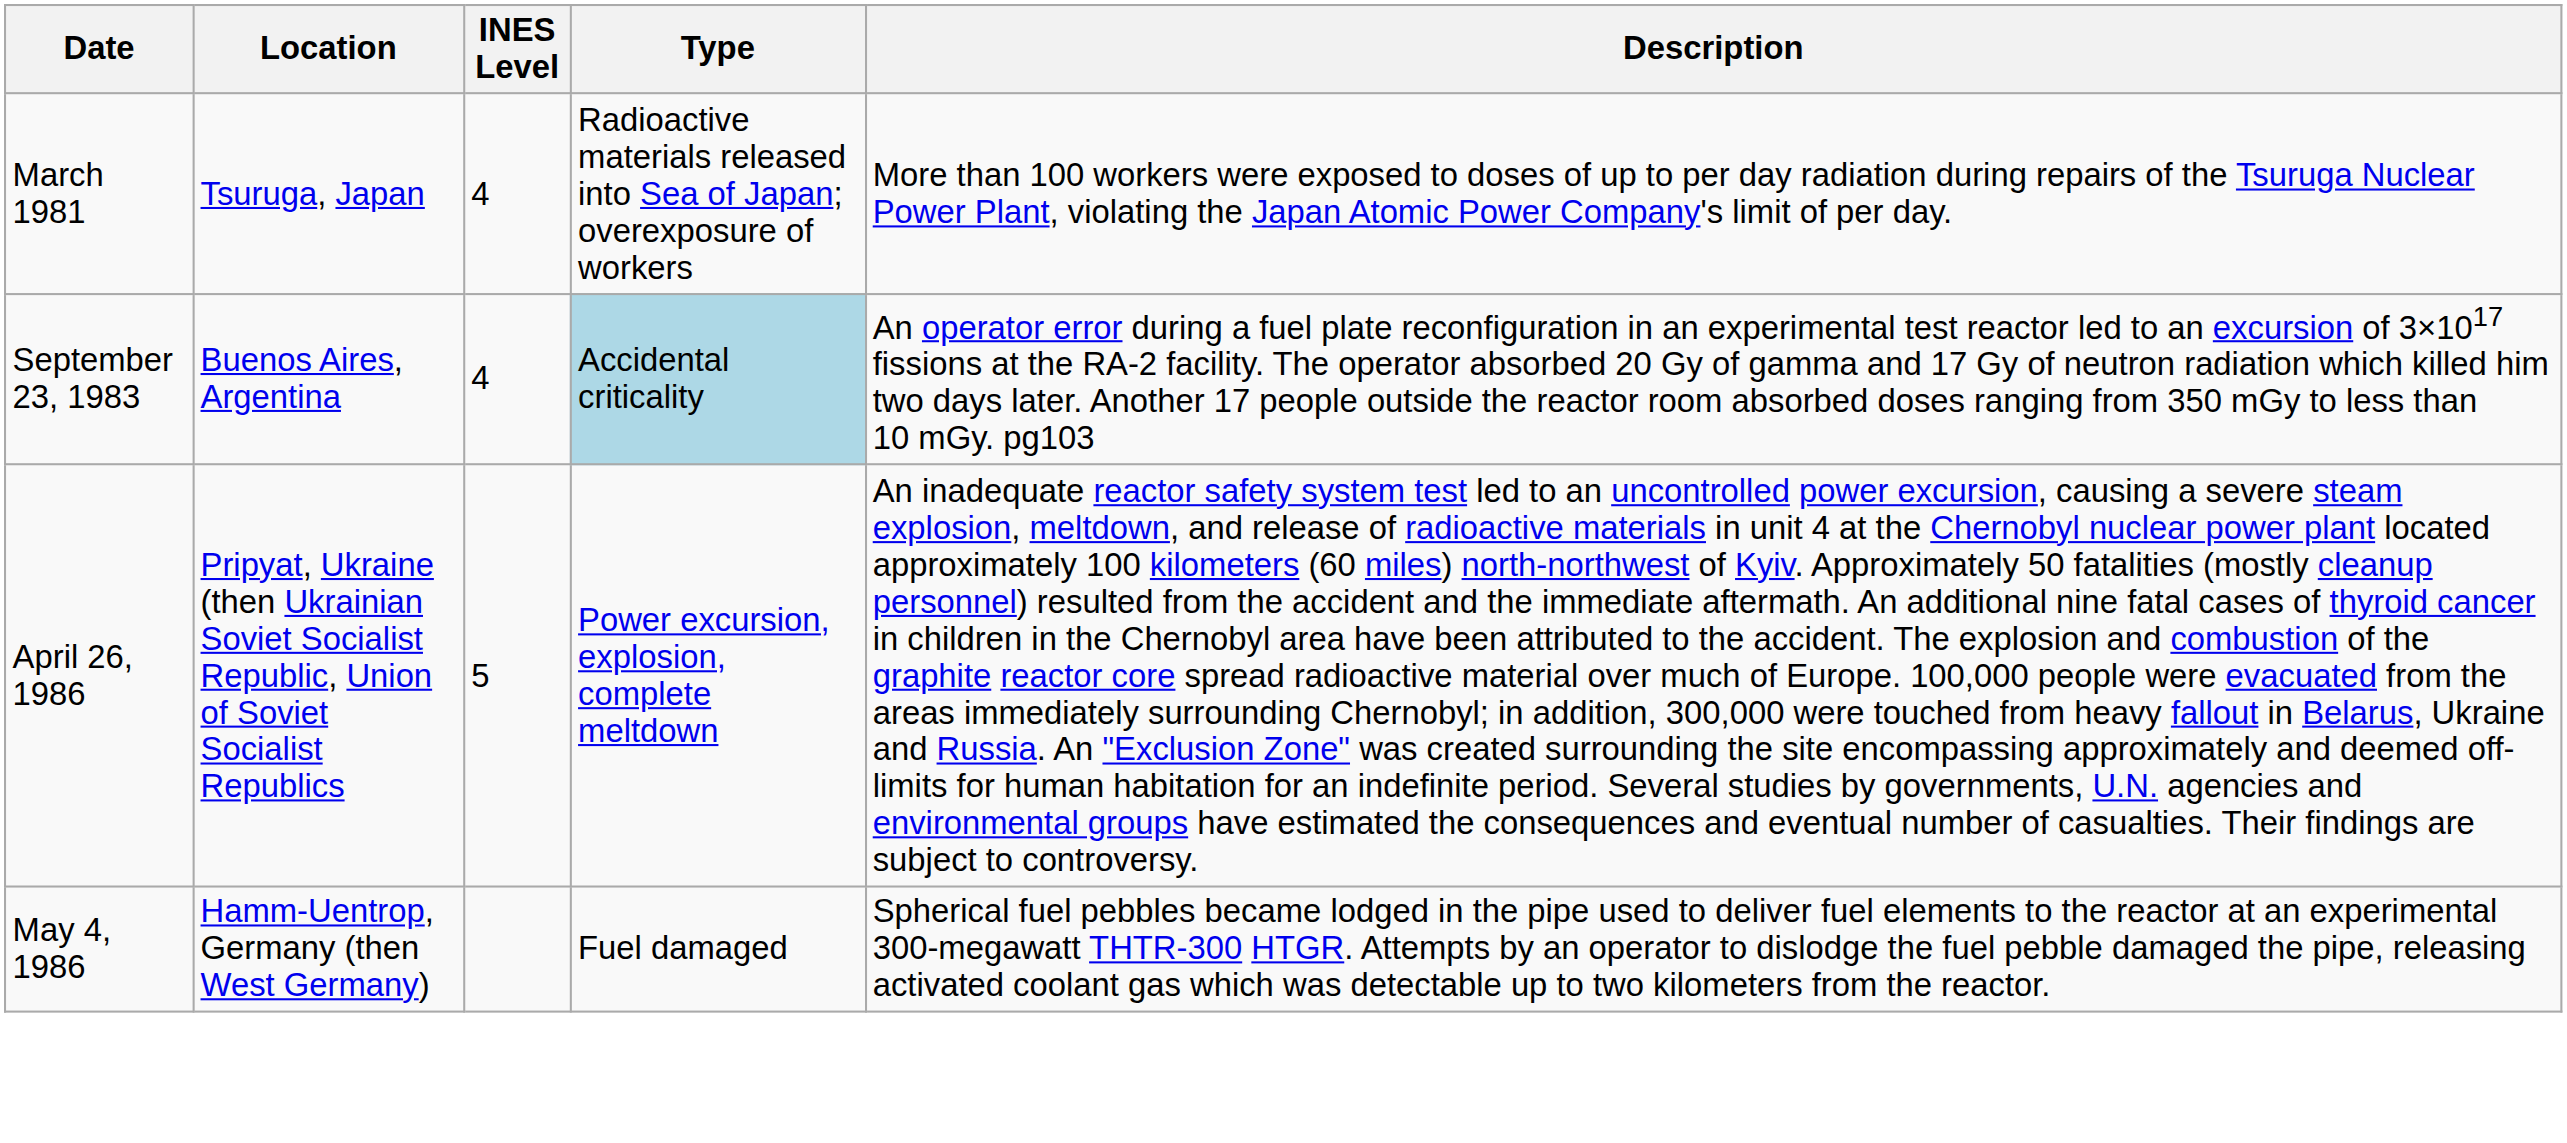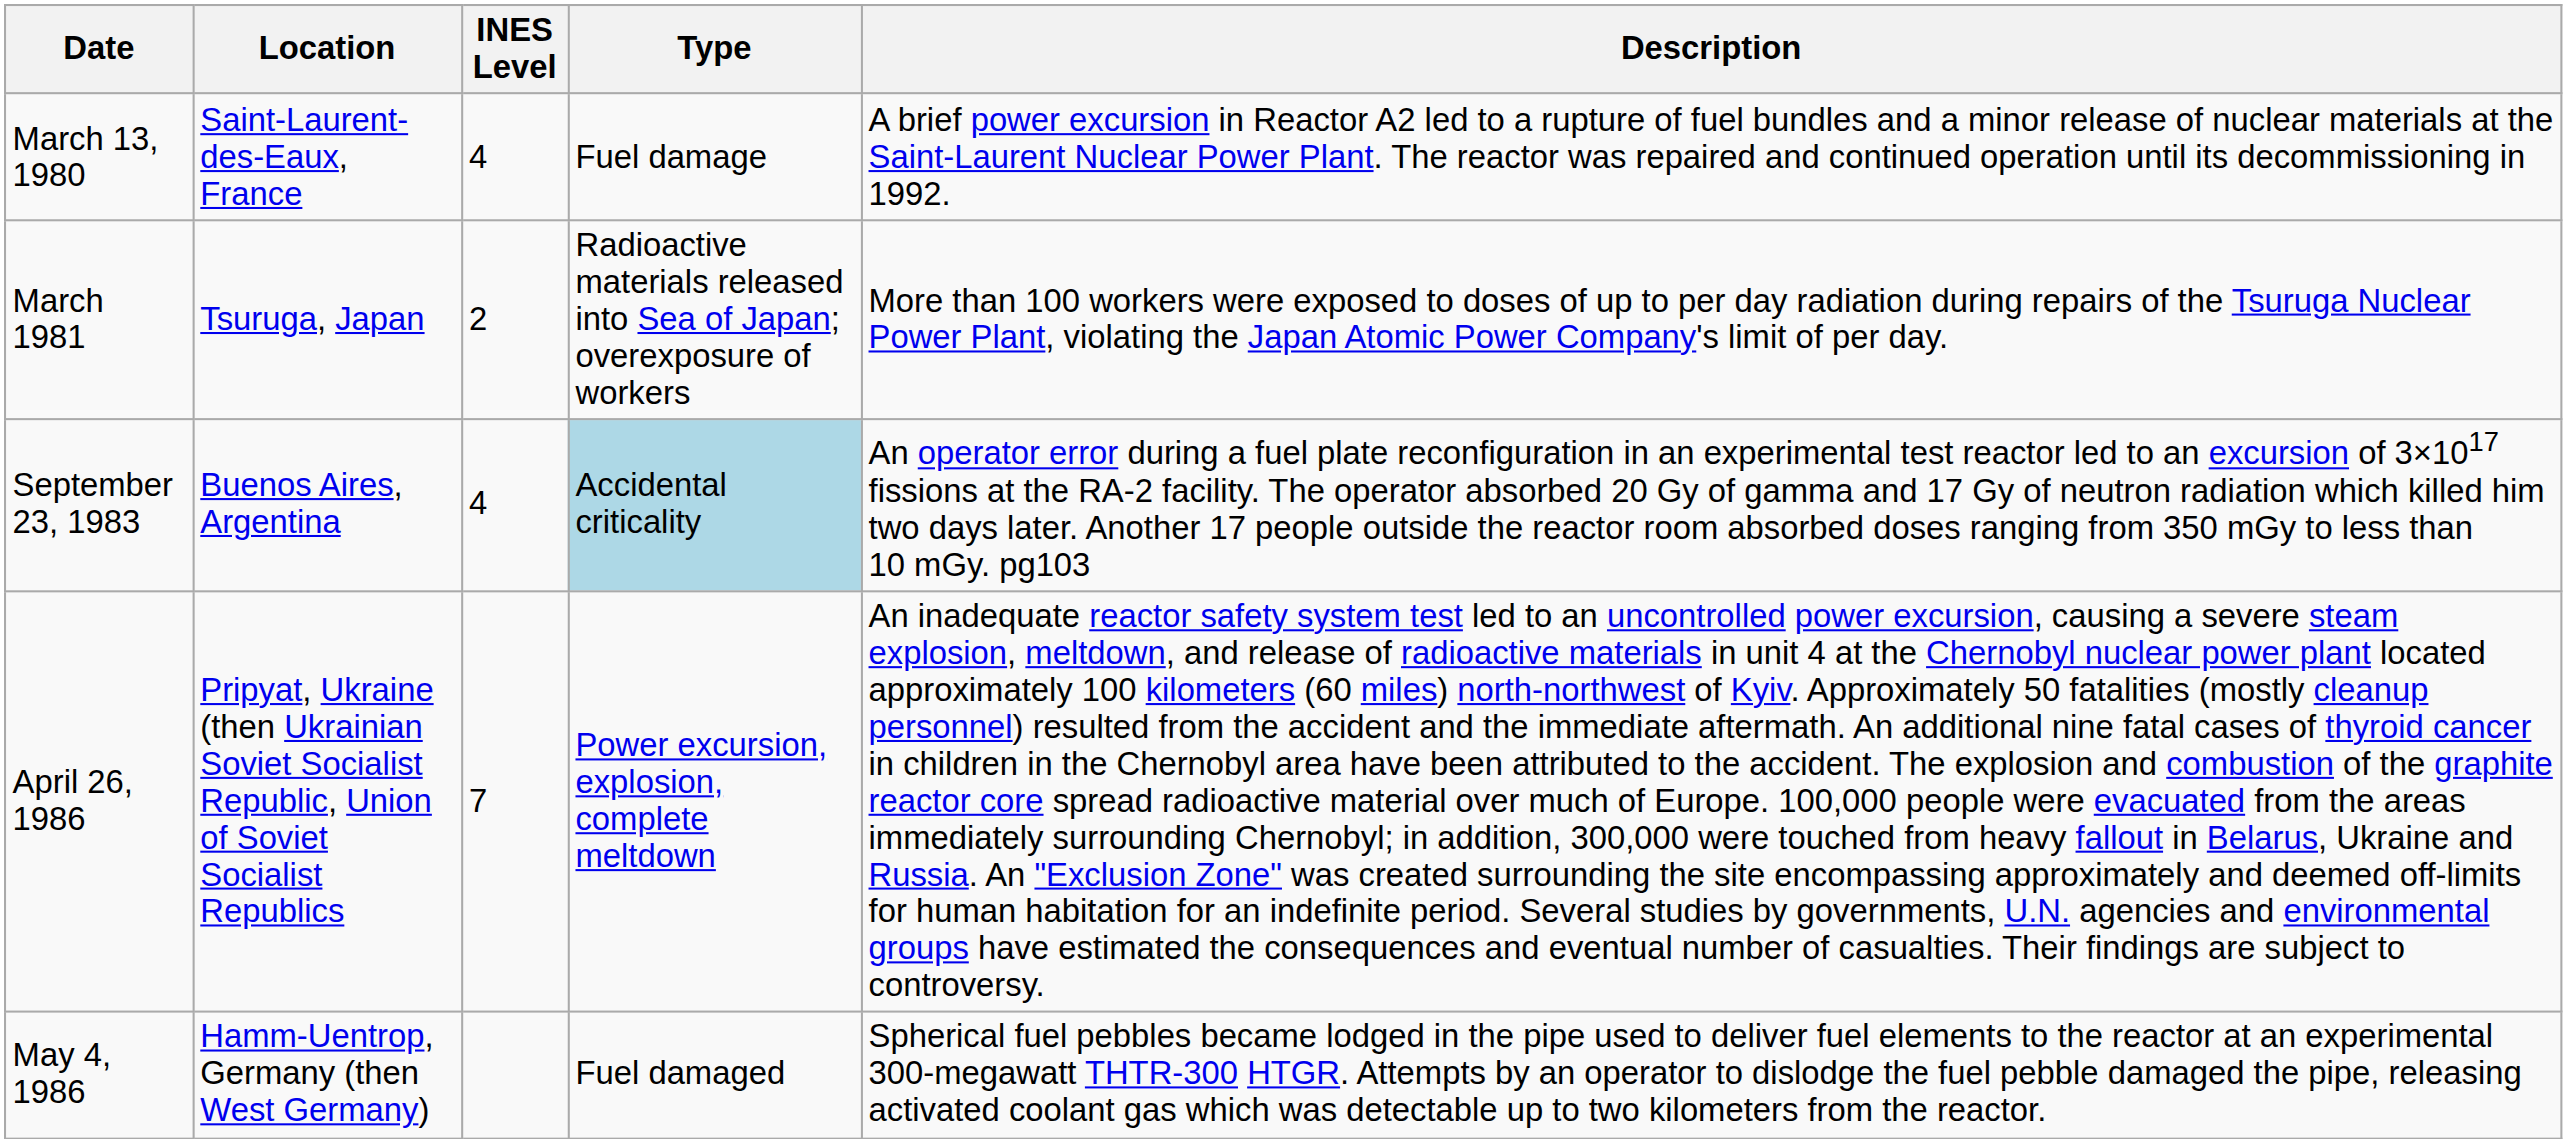+ row: (86, 156)
(480, 193) 4 -> (478, 319) 2
(480, 675) 5 -> (478, 800) 7
